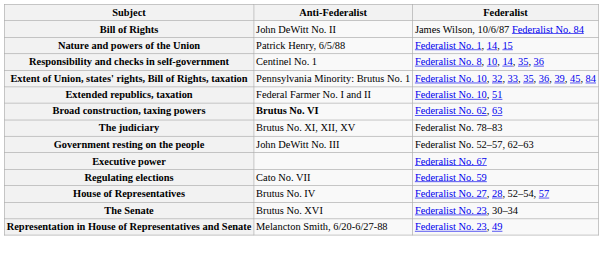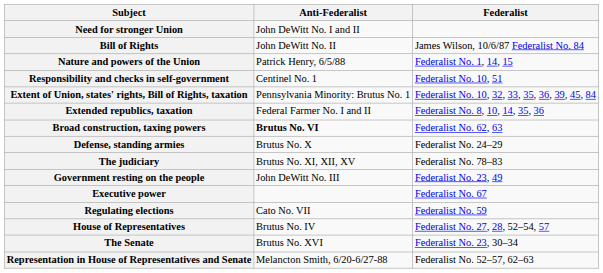+ row: (129, 29)
(479, 62) Federalist No. 8, 10, 14, 35, 36 -> (459, 78) Federalist No. 10, 51
(459, 95) Federalist No. 10, 51 -> (479, 111) Federalist No. 8, 10, 14, 35, 36
+ row: (129, 144)
(474, 144) Federalist No. 52–57, 62–63 -> (459, 177) Federalist No. 23, 49
(459, 227) Federalist No. 23, 49 -> (474, 260) Federalist No. 52–57, 62–63
